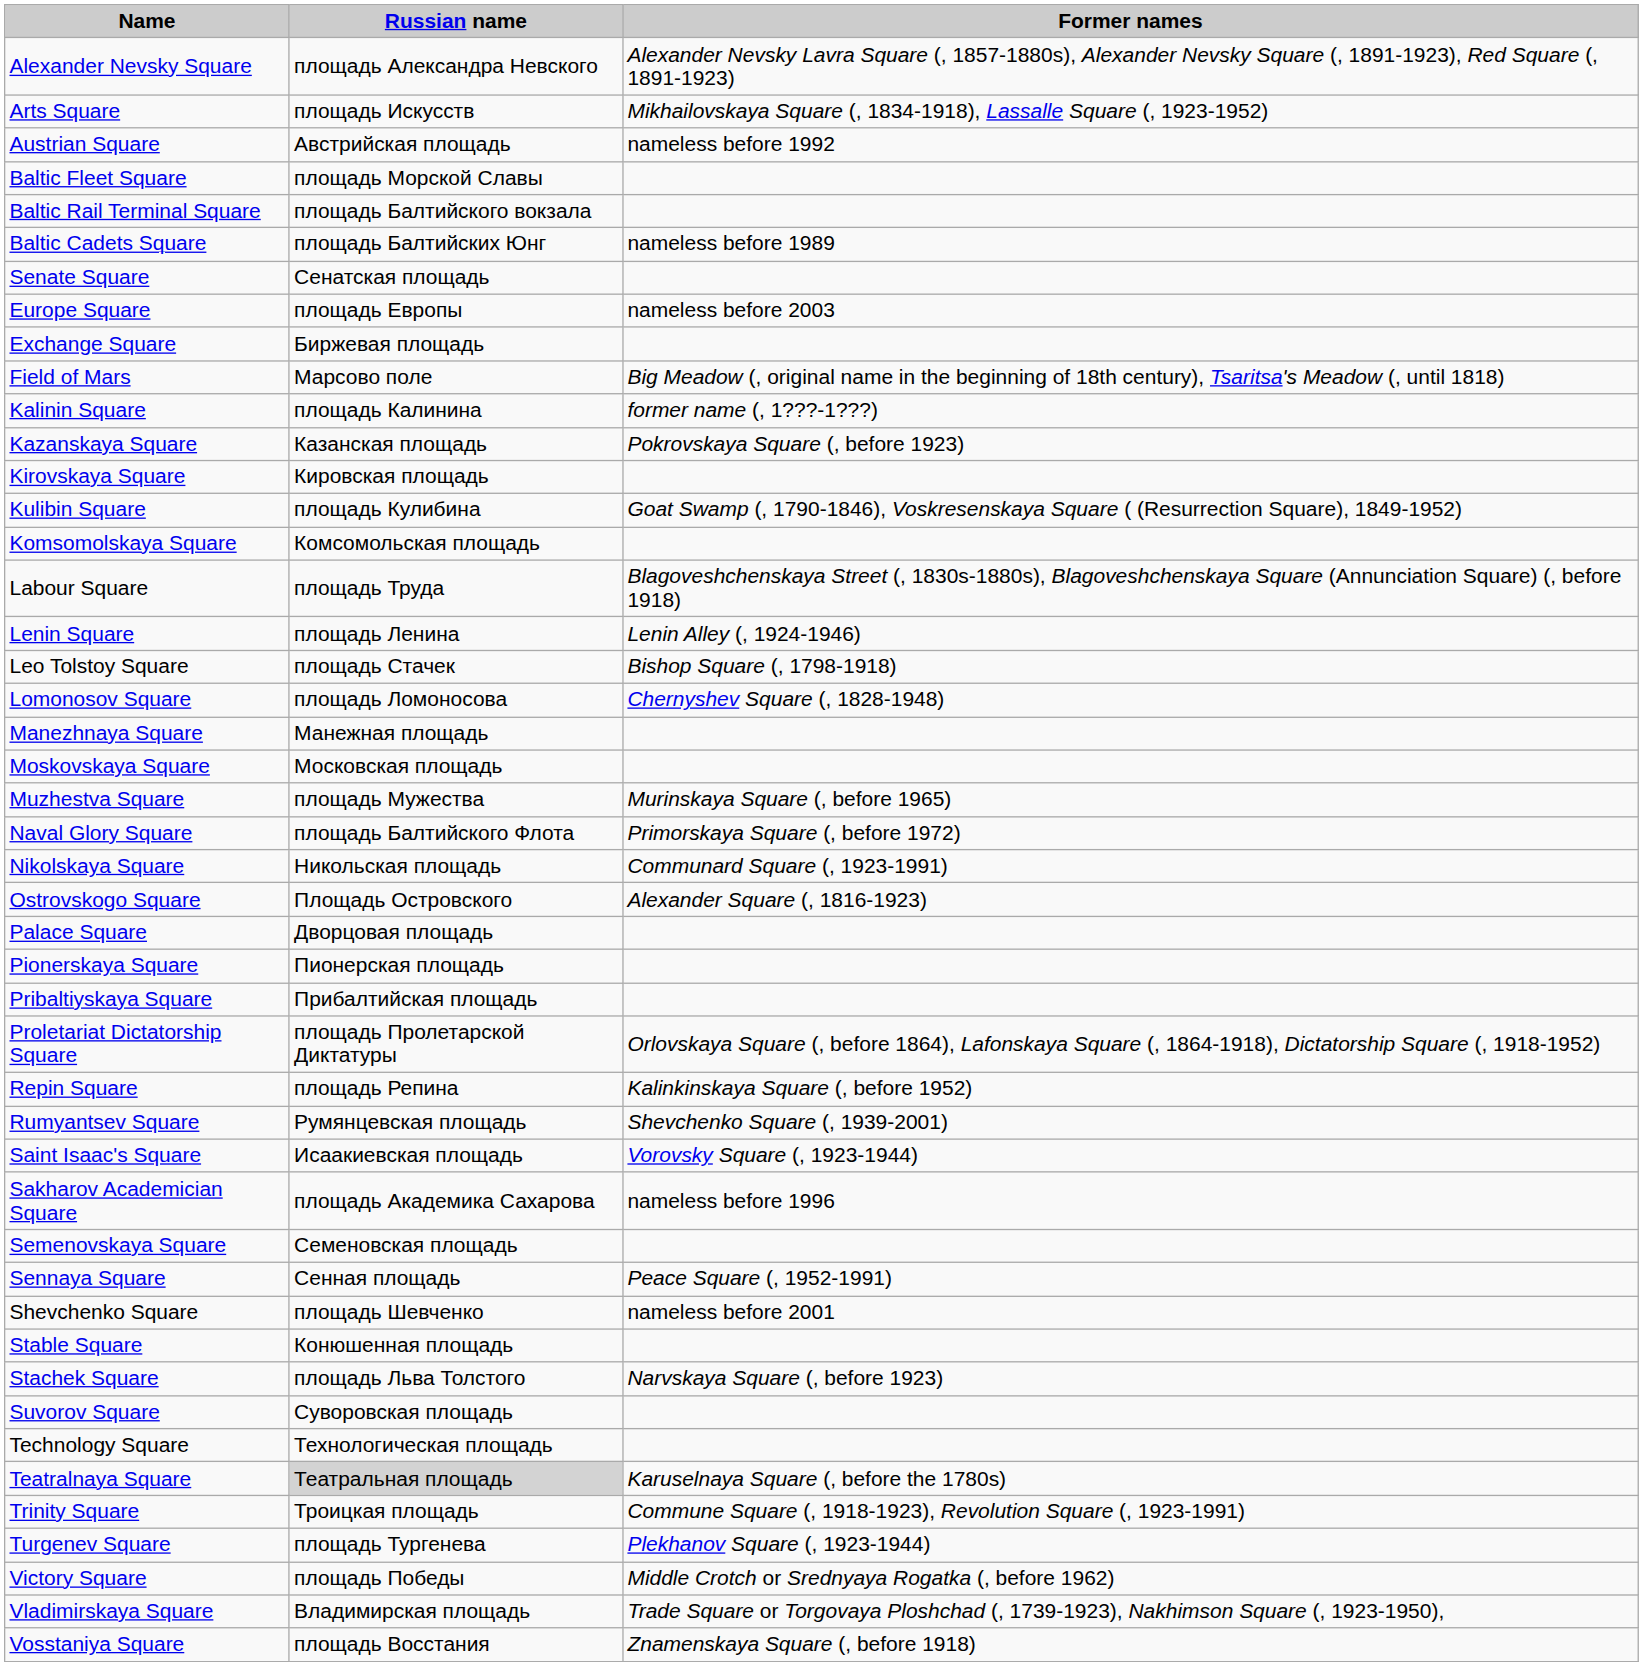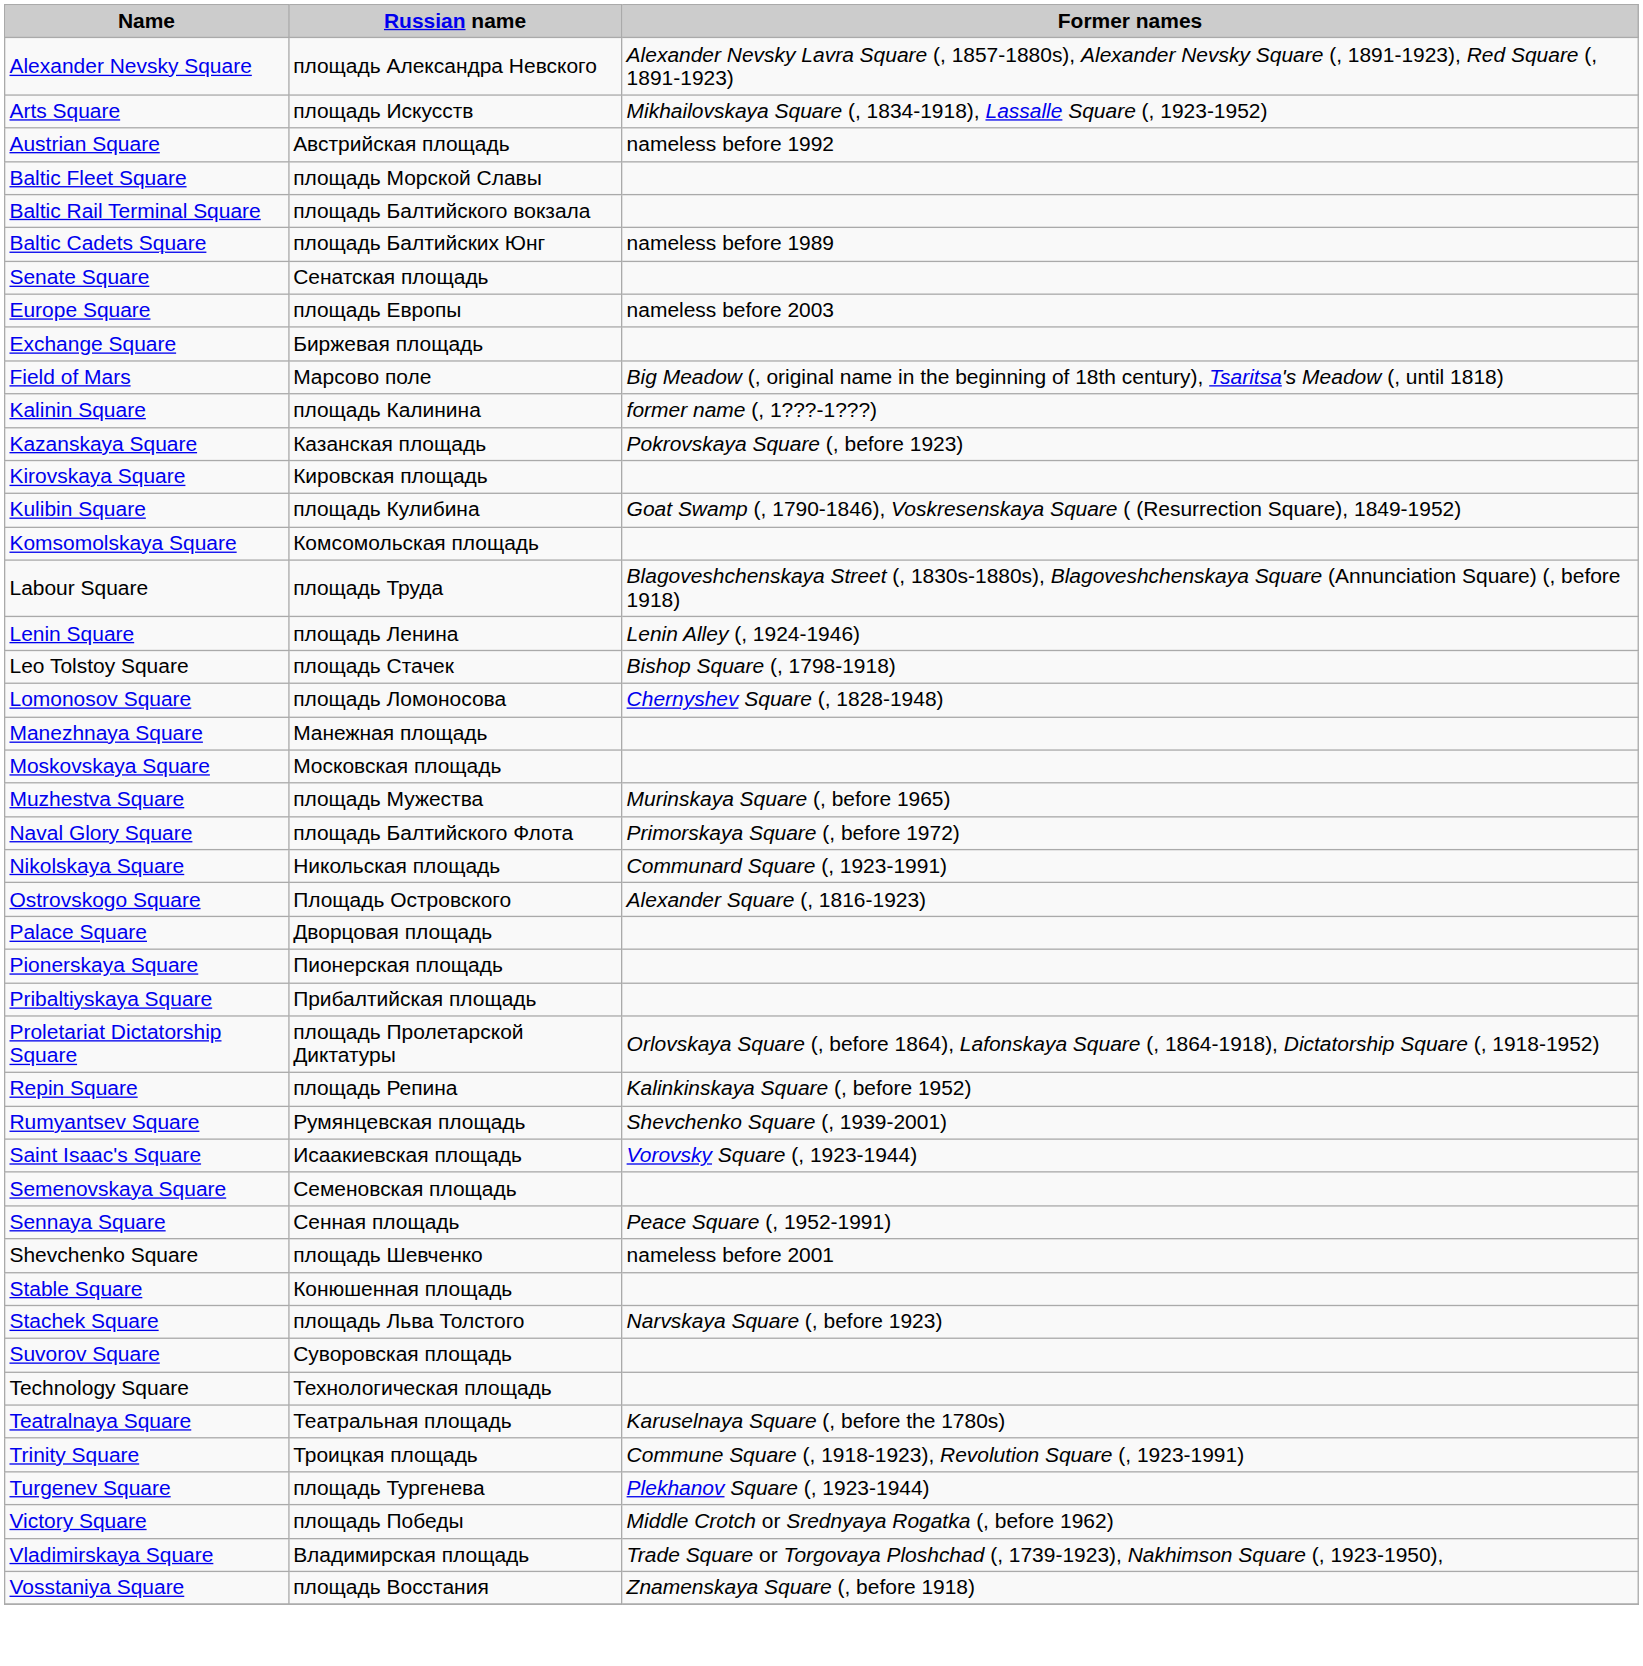- row: (116, 1200)
(403, 1478) lightgrey background -> (402, 1421) no background
